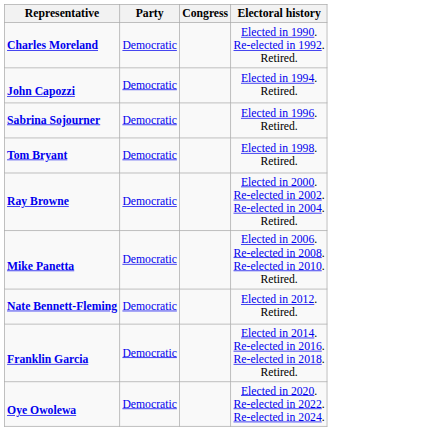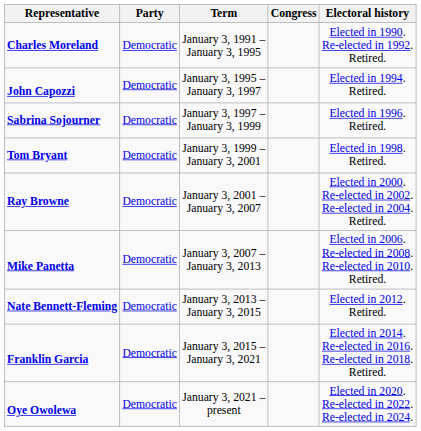+ column: (224, 13)
